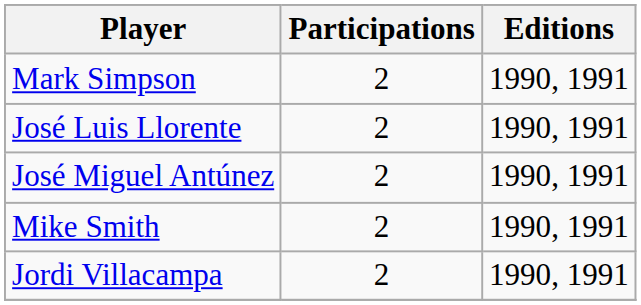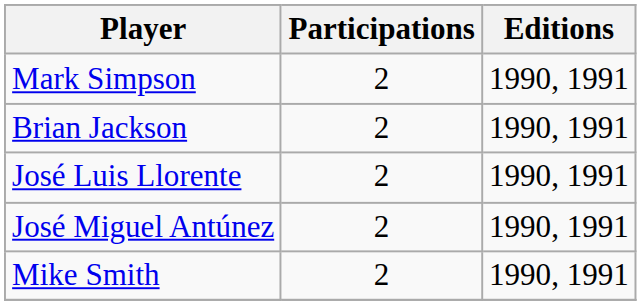+ row: (100, 127)
- row: (117, 275)
